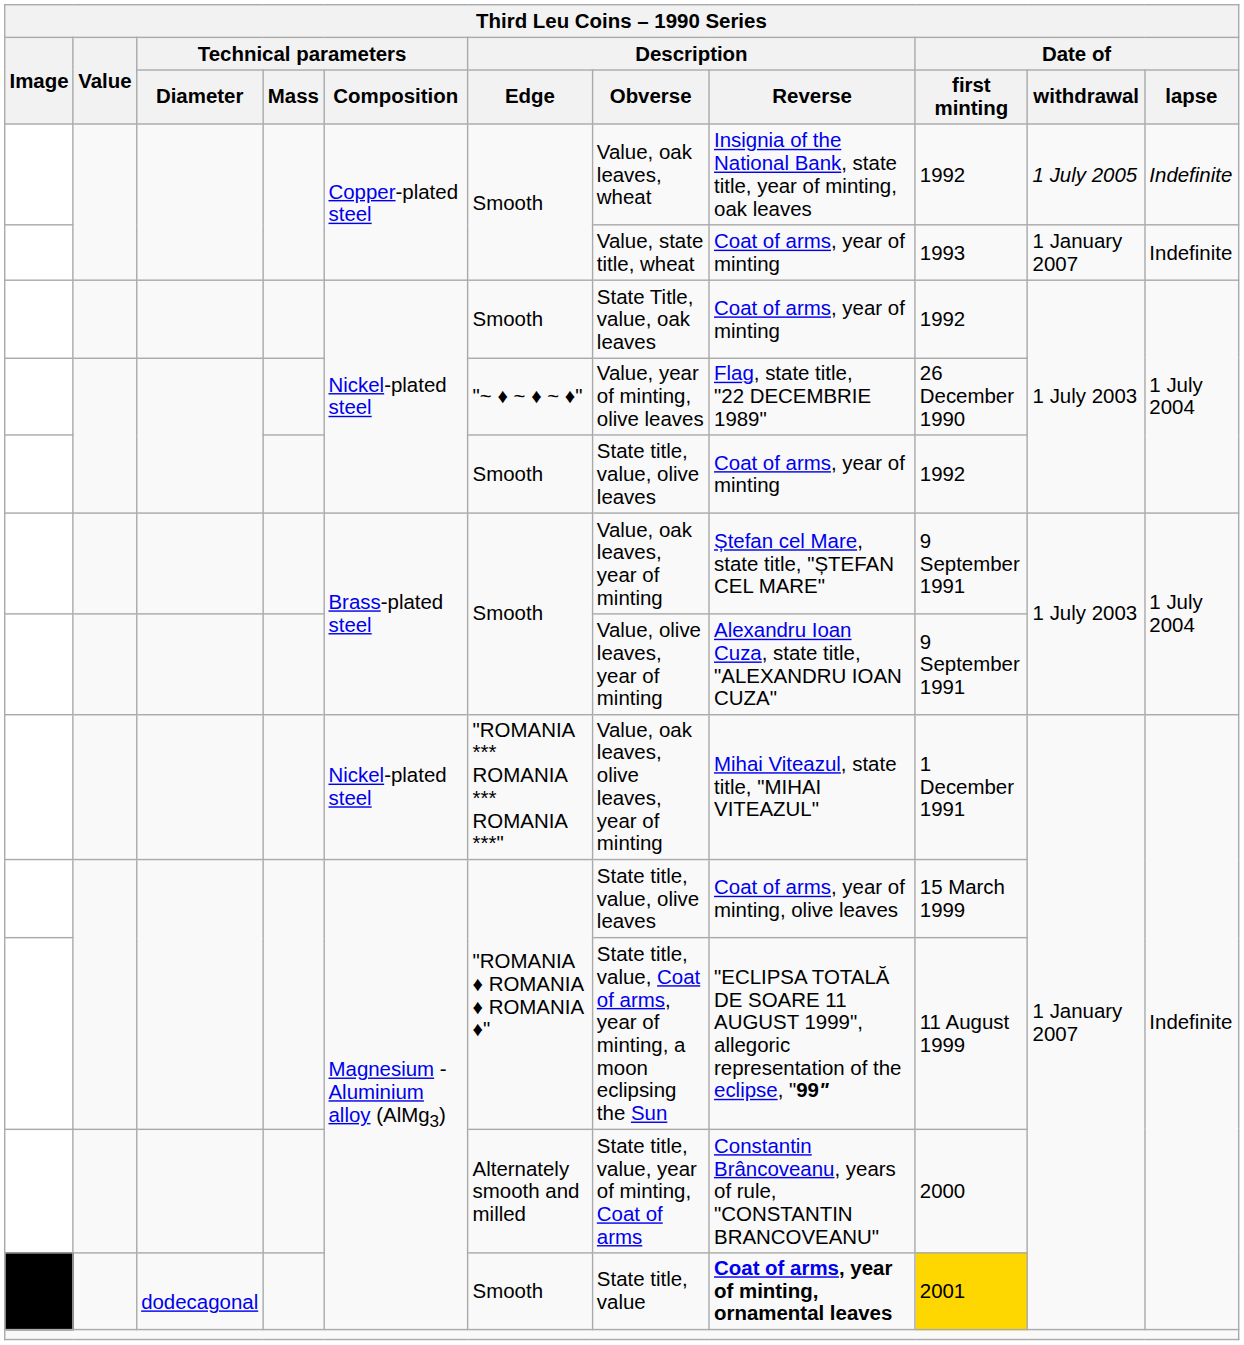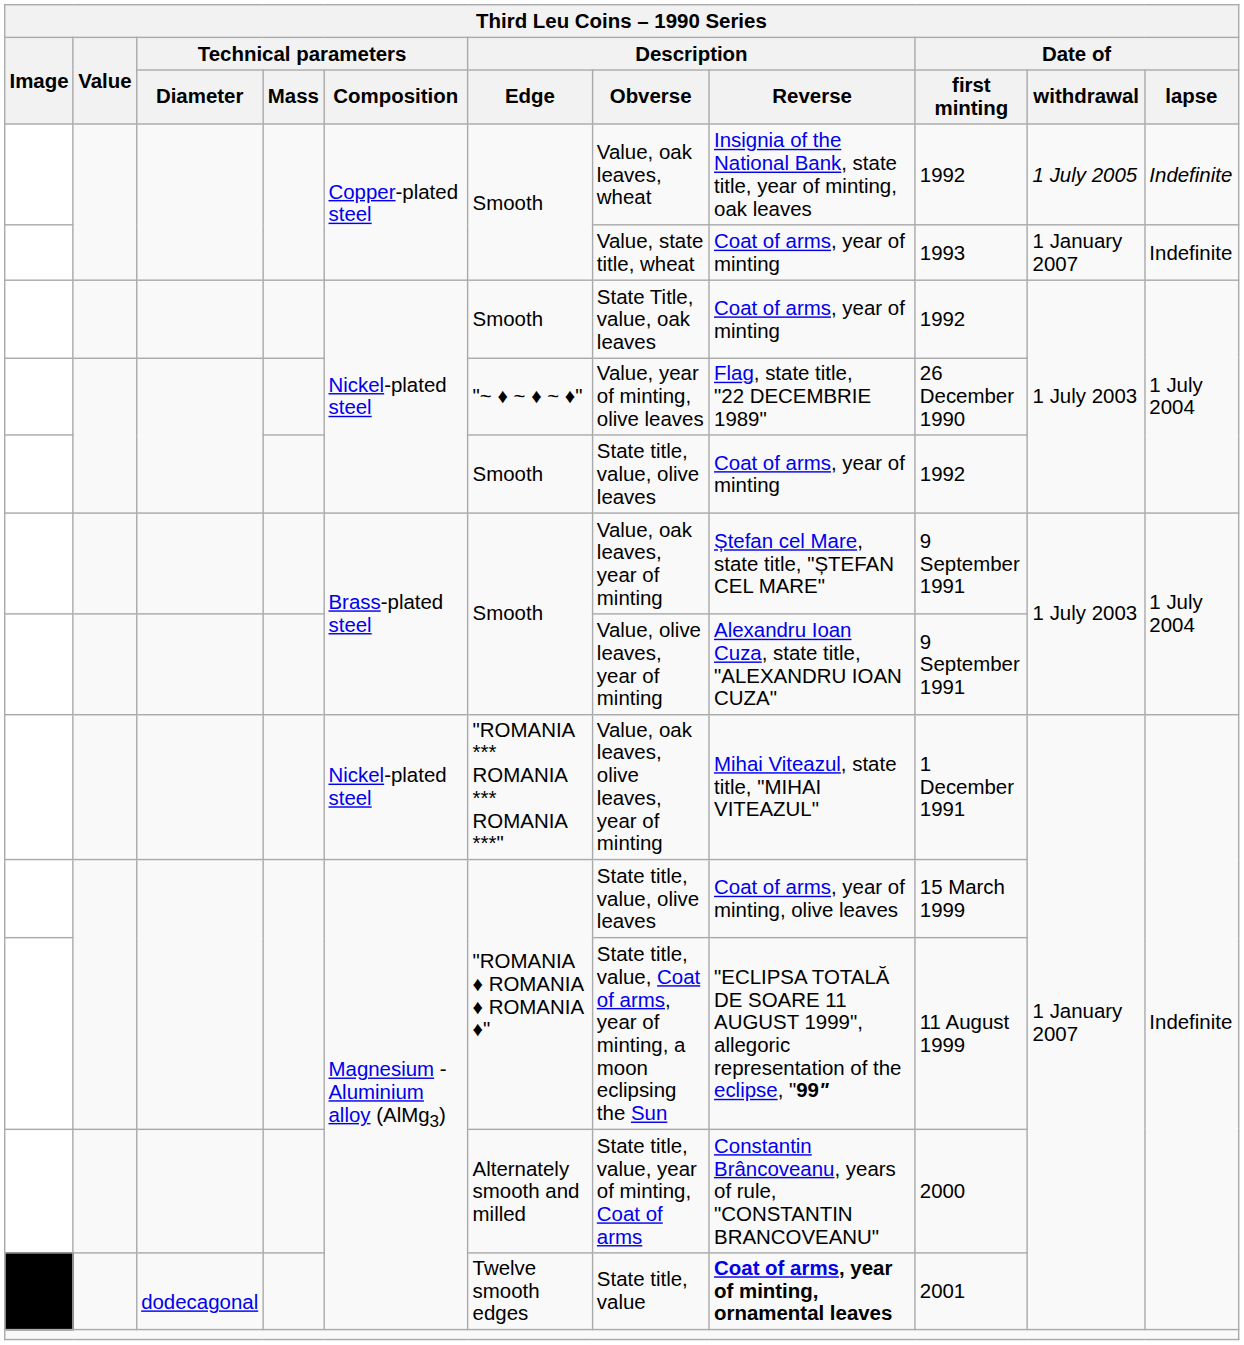(508, 1291) Smooth -> (506, 1291) Twelve smooth edges
(942, 1291) gold background -> (942, 1291) no background
